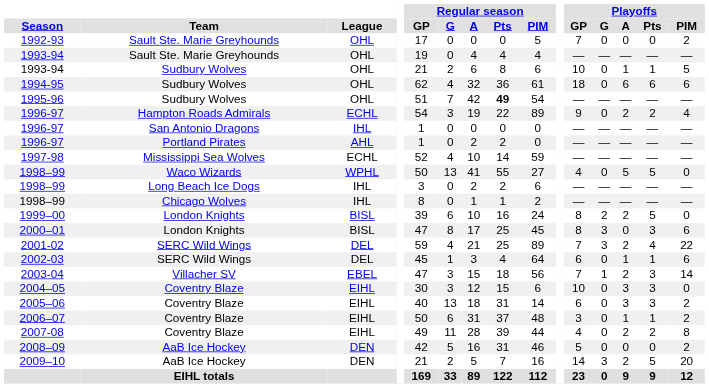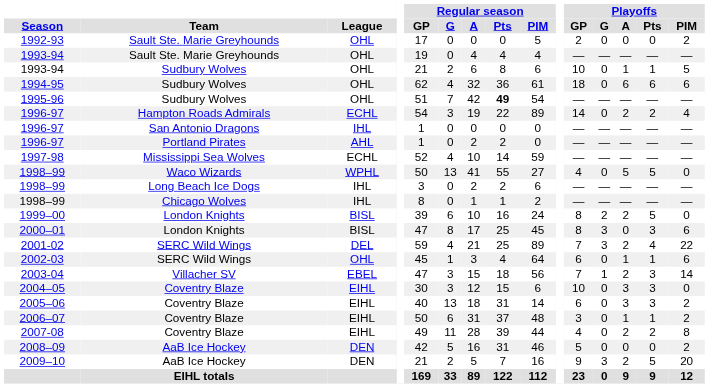(579, 40) 7 -> (579, 40) 2
(579, 113) 9 -> (579, 113) 14
(362, 259) DEL -> (362, 259) OHL
(579, 361) 14 -> (579, 361) 9
